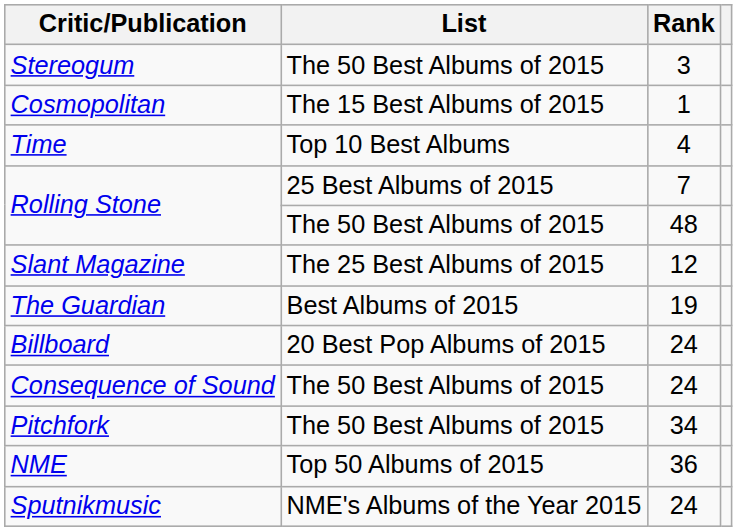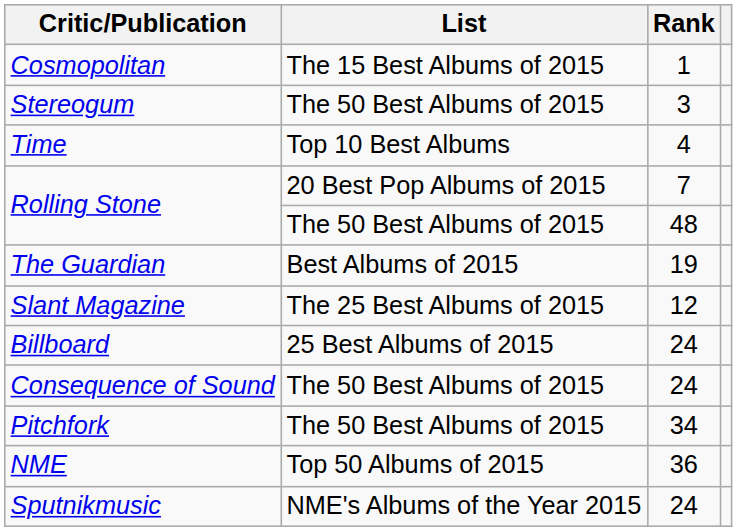rows swapped: (88, 104) <-> (72, 64)
(420, 184) 25 Best Albums of 2015 -> (446, 184) 20 Best Pop Albums of 2015
rows swapped: (98, 265) <-> (88, 305)
(446, 345) 20 Best Pop Albums of 2015 -> (420, 345) 25 Best Albums of 2015
